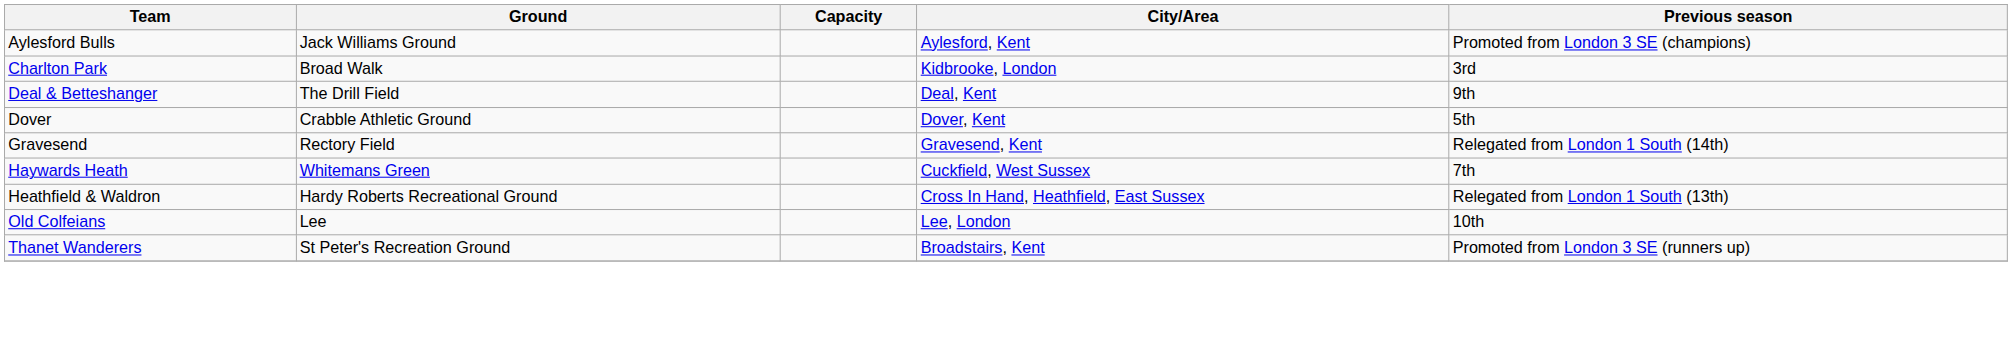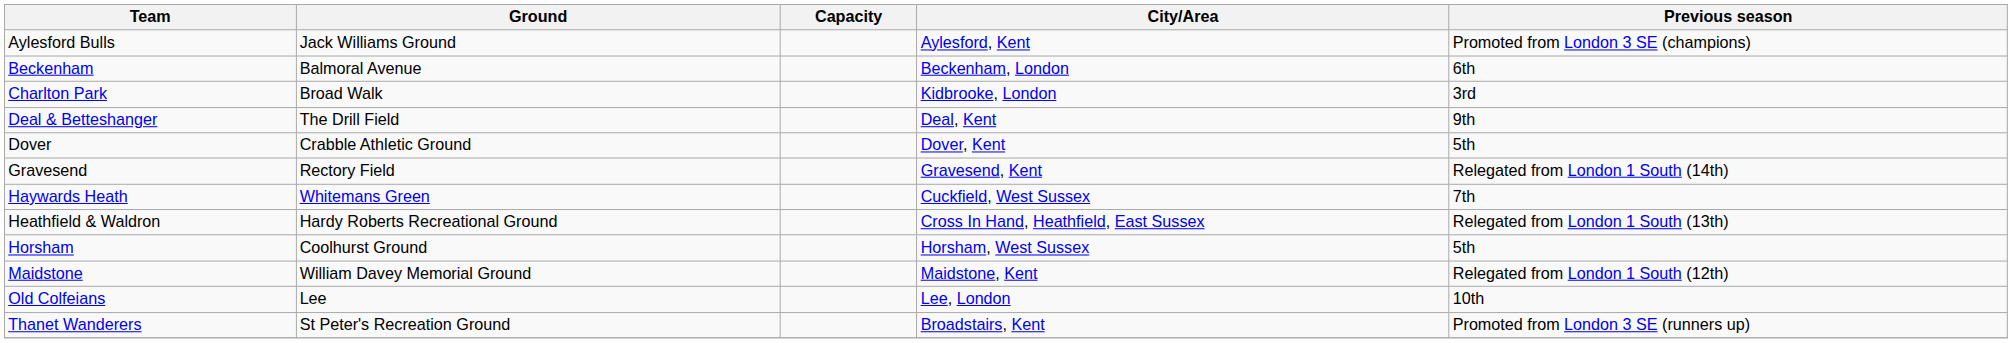+ row: (51, 68)
+ row: (41, 247)
+ row: (46, 273)
